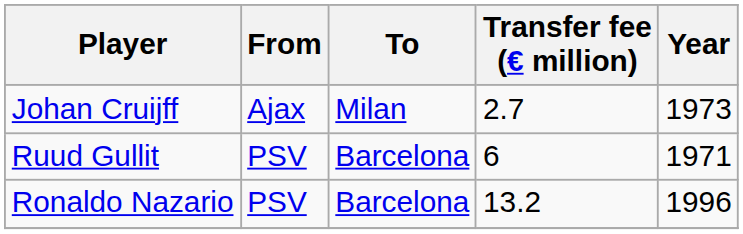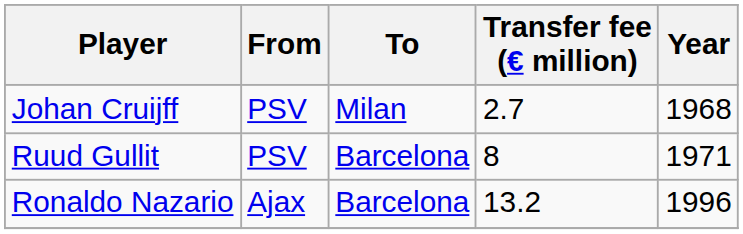(276, 108) Ajax -> (277, 108) PSV
(699, 108) 1973 -> (699, 108) 1968
(491, 155) 6 -> (491, 155) 8
(277, 203) PSV -> (276, 203) Ajax
